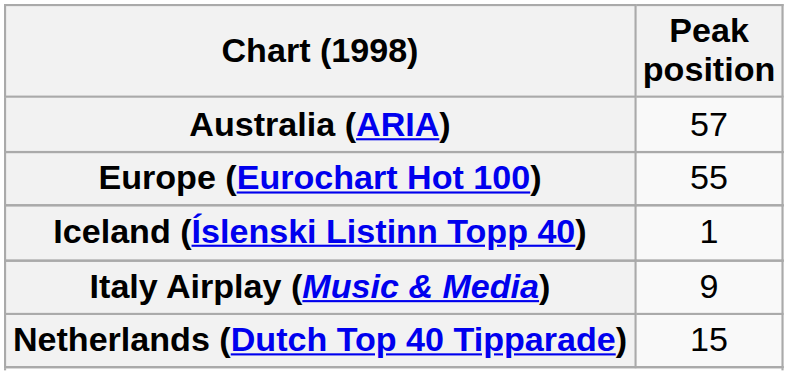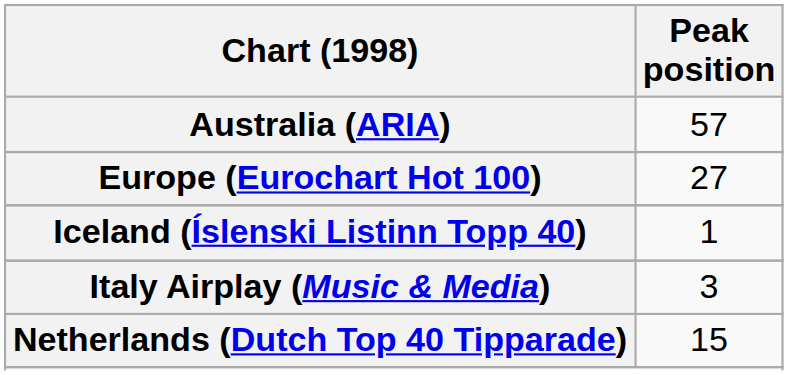(709, 177) 55 -> (709, 177) 27
(709, 286) 9 -> (709, 286) 3
